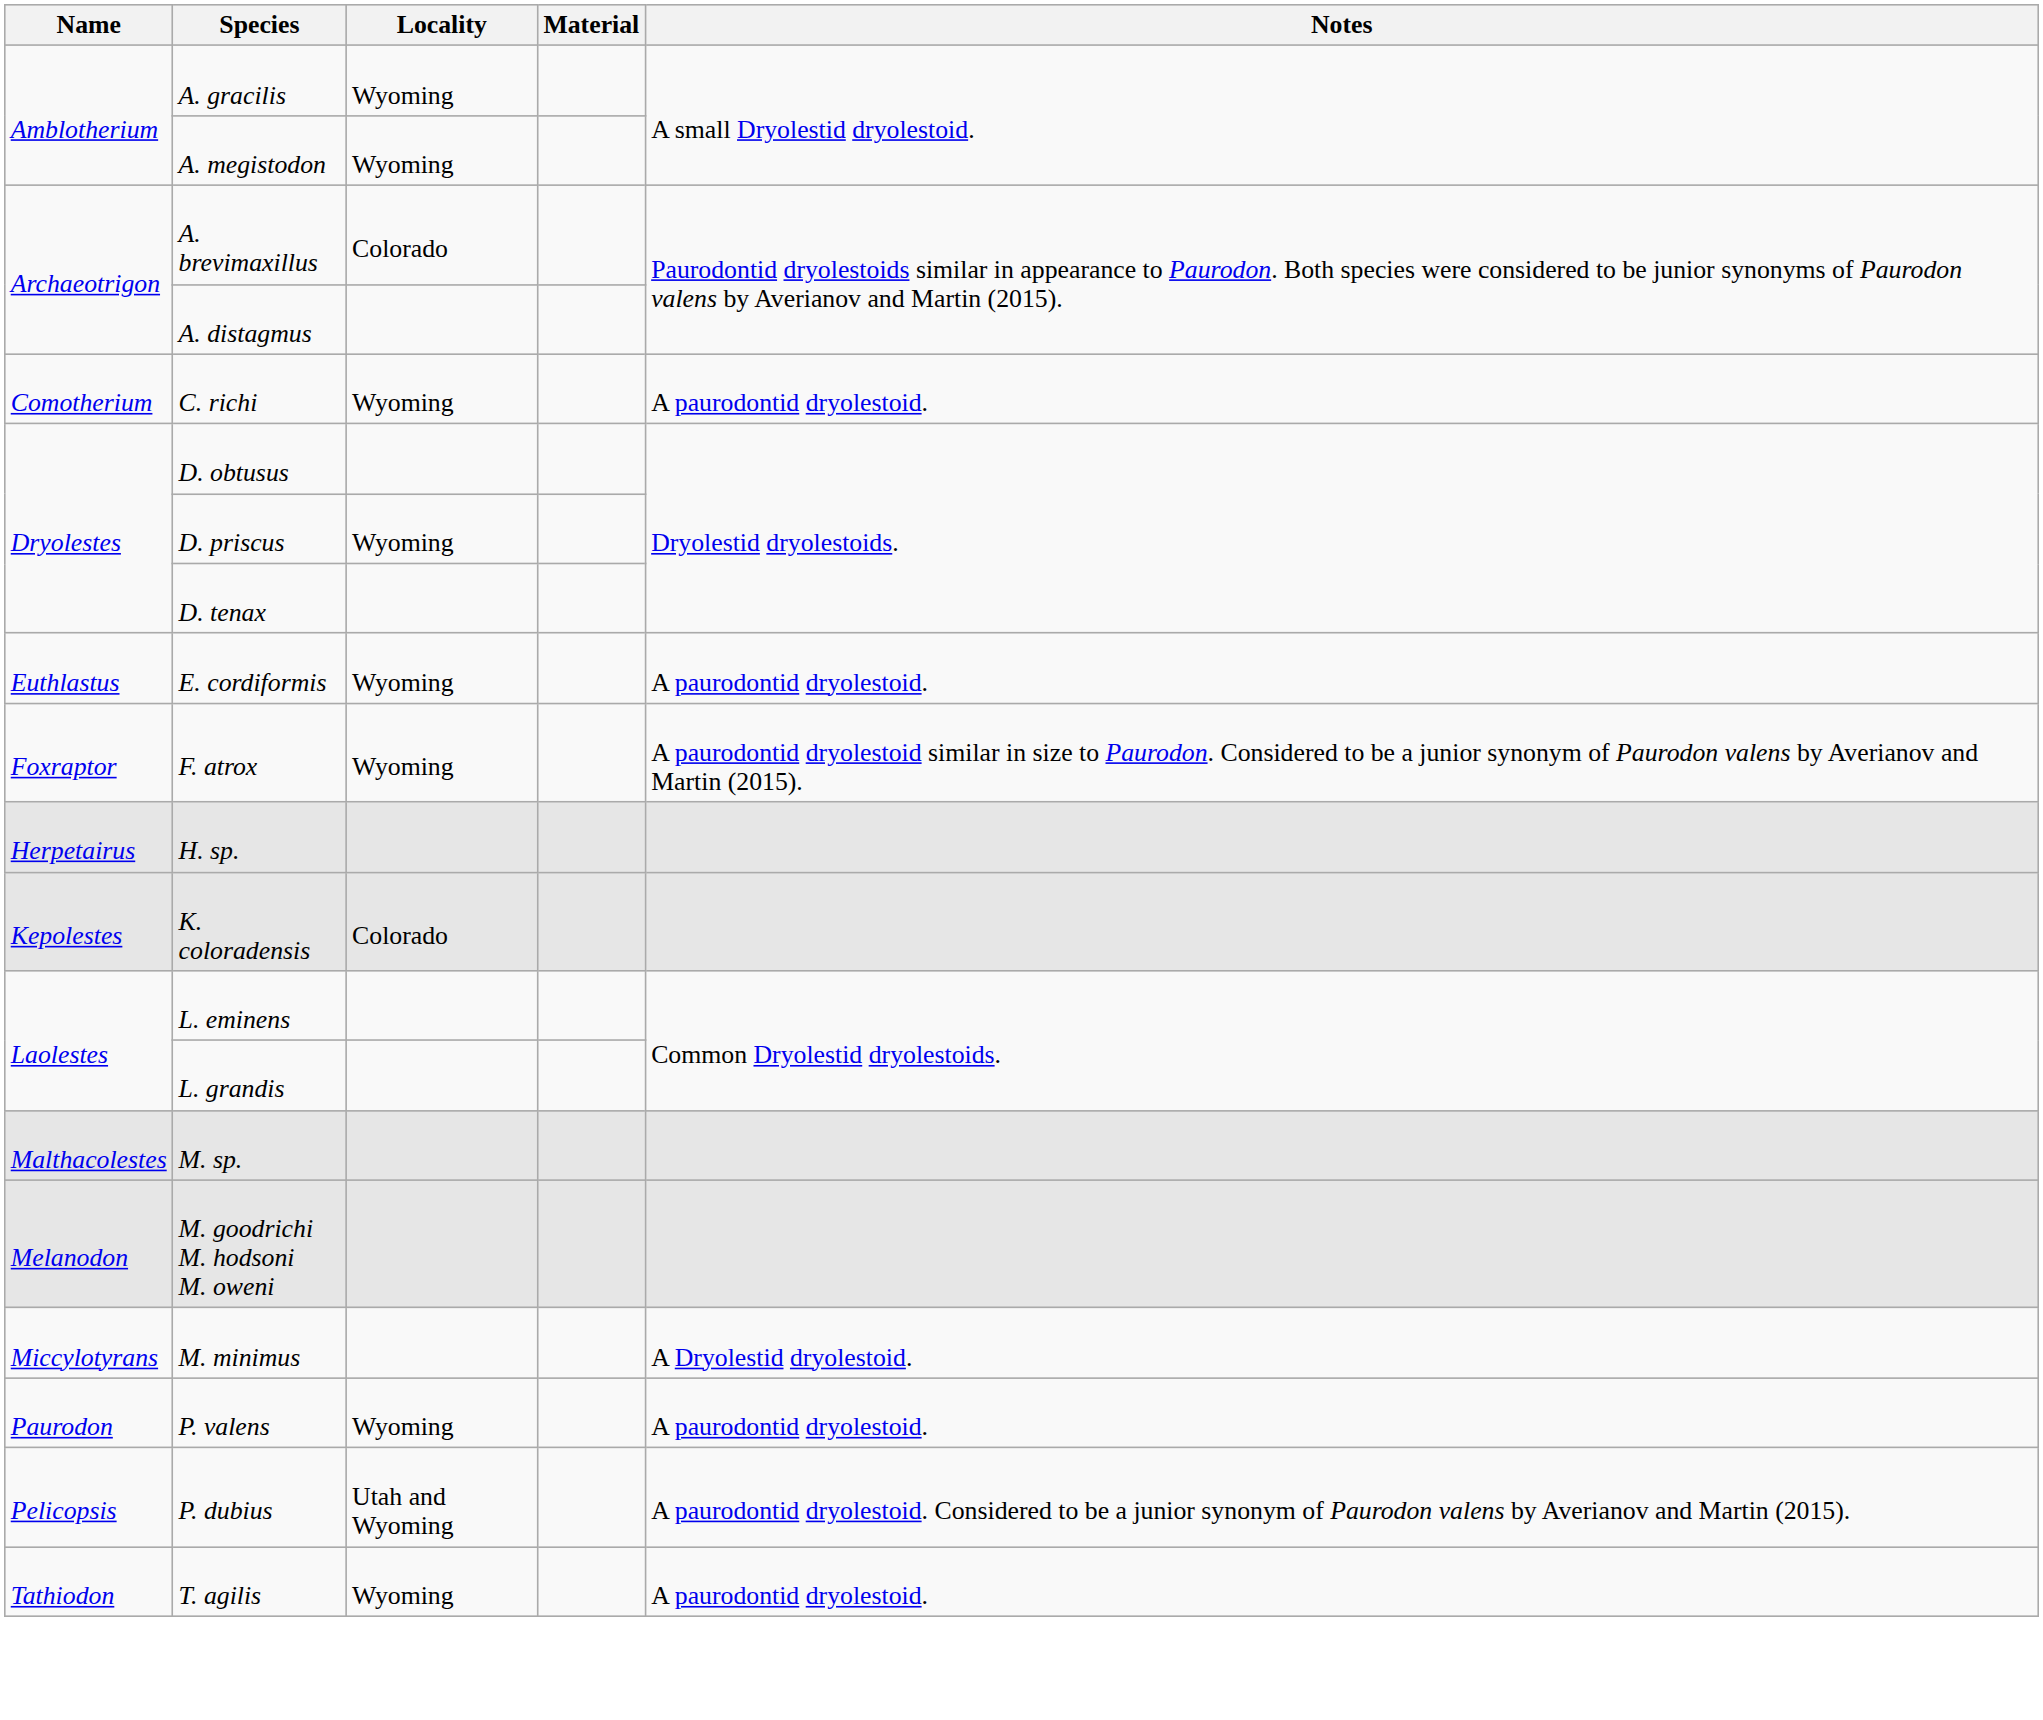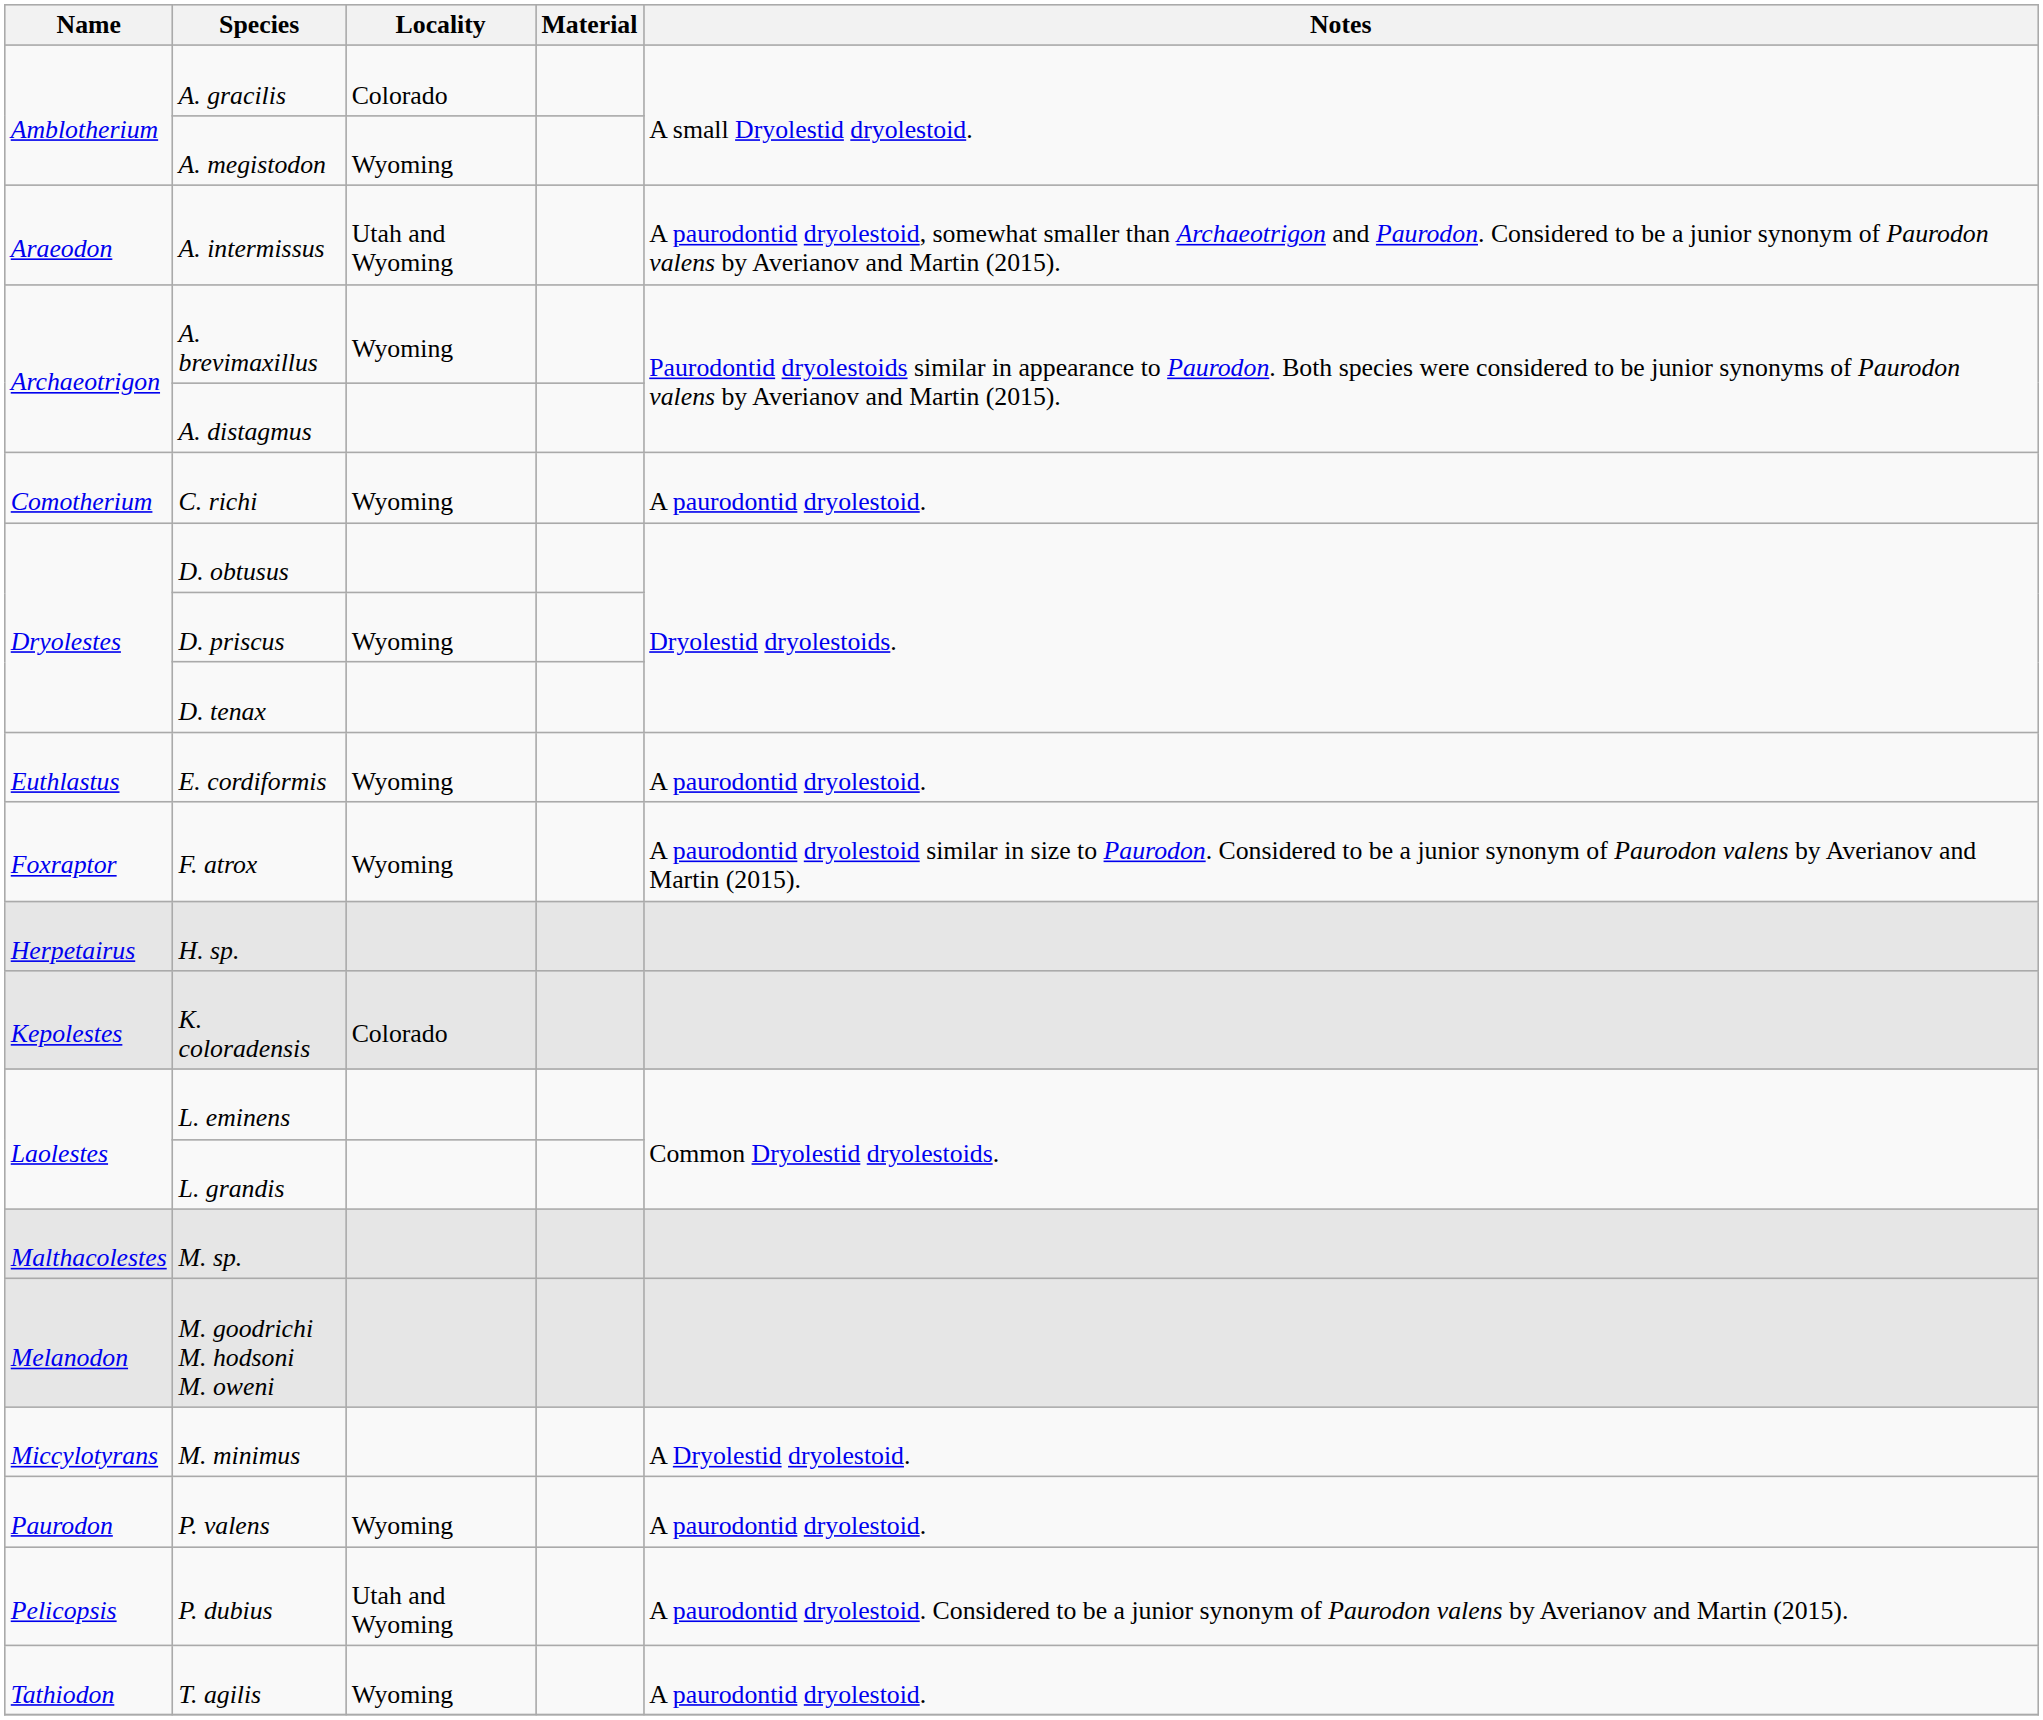(403, 94) Wyoming -> (400, 94) Colorado
+ row: (252, 248)
(400, 248) Colorado -> (402, 347) Wyoming
